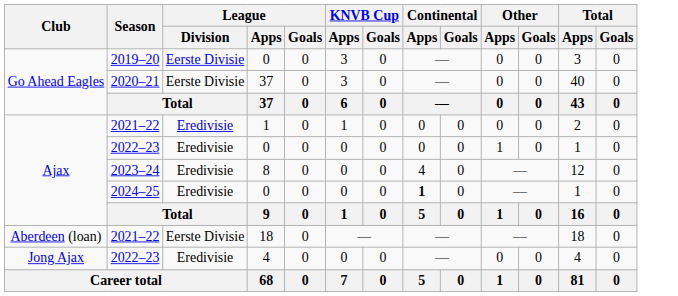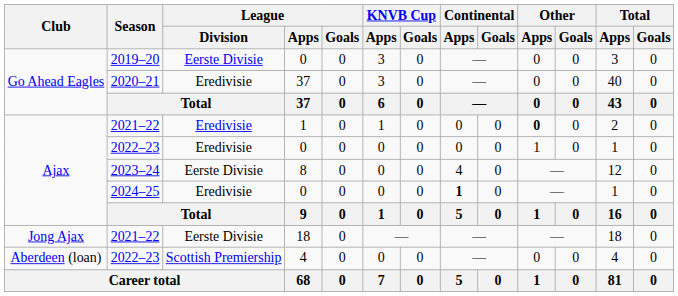(205, 81) Eerste Divisie -> (224, 81) Eredivisie
(500, 125) normal -> (537, 125) bold
(205, 170) Eredivisie -> (224, 170) Eerste Divisie
(56, 236) Aberdeen (loan) -> (56, 236) Jong Ajax
(56, 258) Jong Ajax -> (56, 258) Aberdeen (loan)
(205, 258) Eredivisie -> (224, 258) Scottish Premiership
